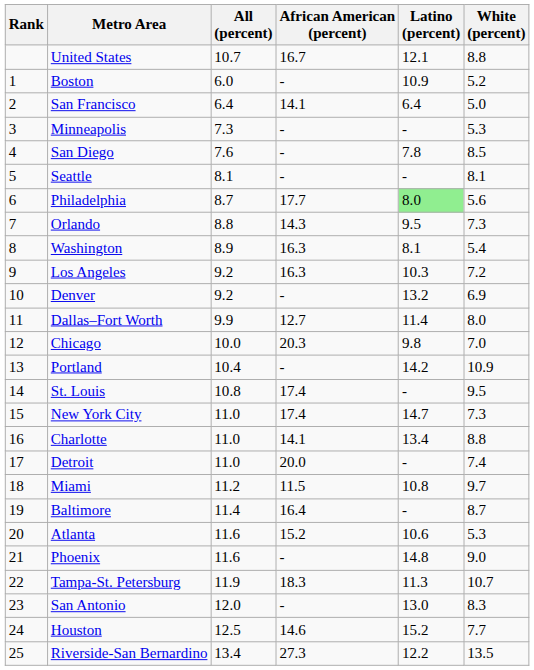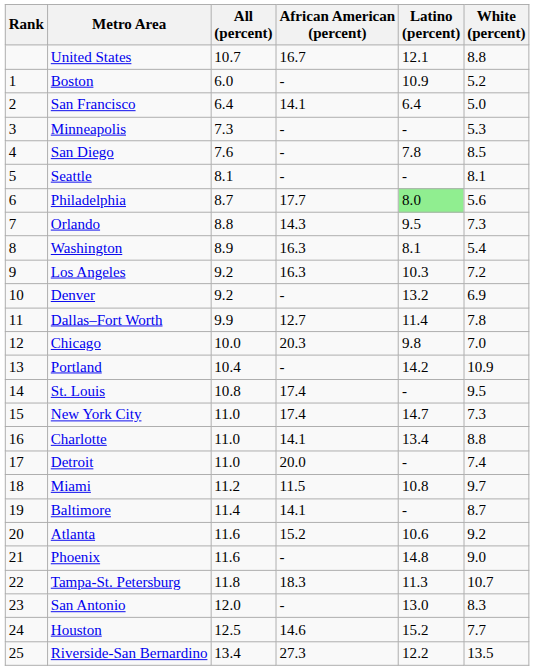(477, 319) 8.0 -> (477, 319) 7.8
(293, 510) 16.4 -> (293, 510) 14.1
(477, 534) 5.3 -> (477, 534) 9.2
(227, 581) 11.9 -> (227, 581) 11.8
